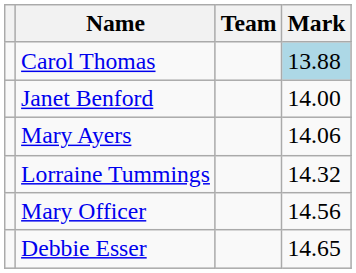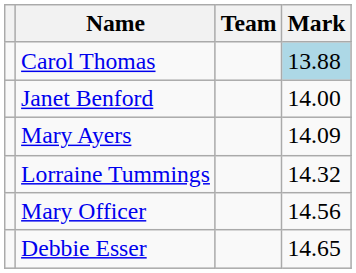(314, 135) 14.06 -> (314, 135) 14.09
